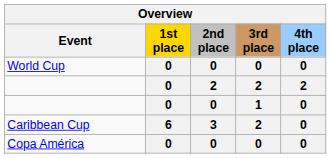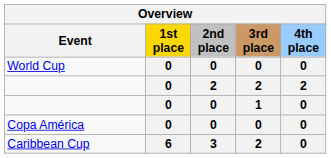rows swapped: (48, 125) <-> (46, 144)
